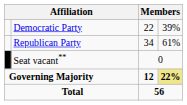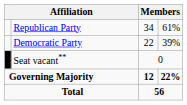rows swapped: (47, 43) <-> (48, 27)
(170, 76) khaki background -> (170, 76) no background
